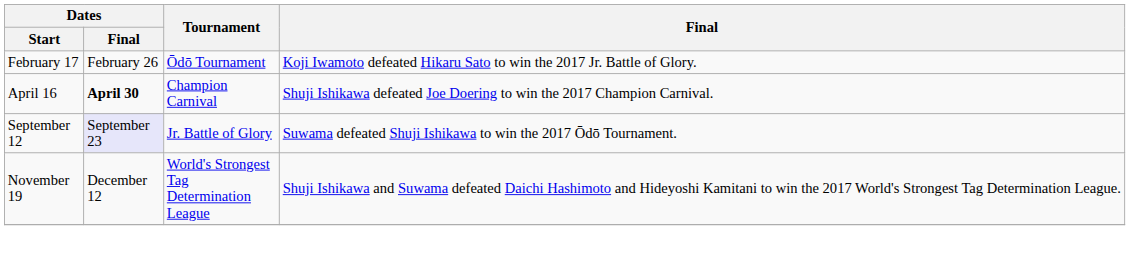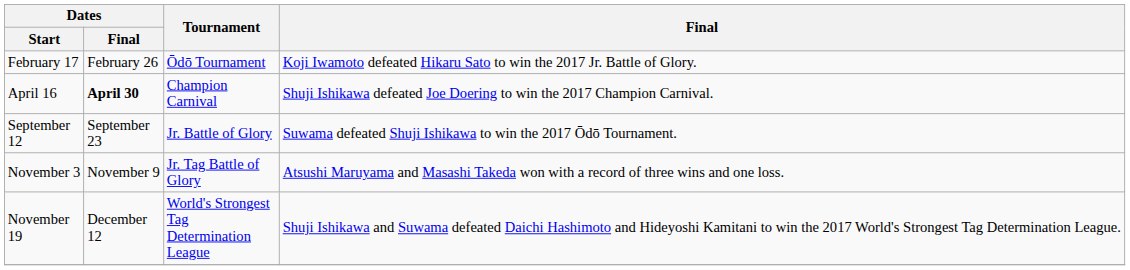(118, 132) lavender background -> (118, 132) no background
+ row: (44, 172)
